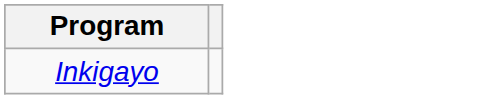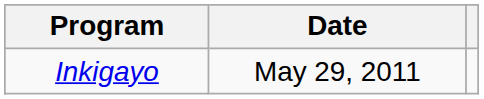+ column: (337, 26)
